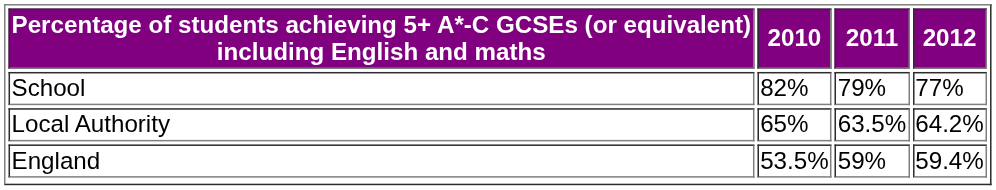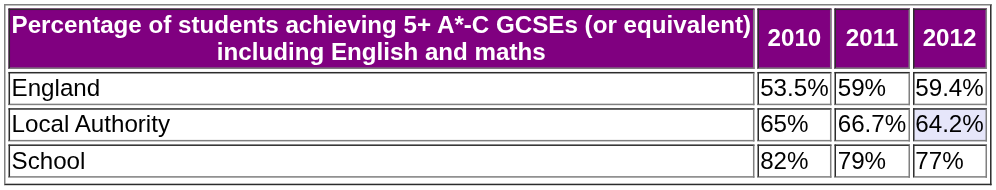rows swapped: (48, 88) <-> (56, 160)
(872, 124) 63.5% -> (872, 124) 66.7%
(950, 124) no background -> (950, 124) lavender background
